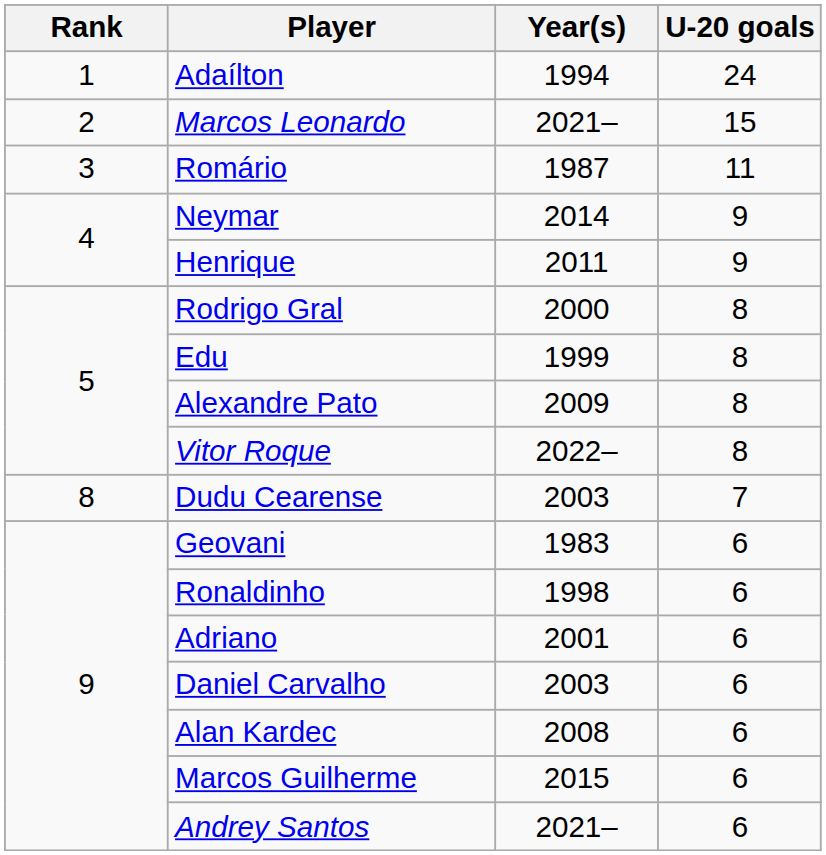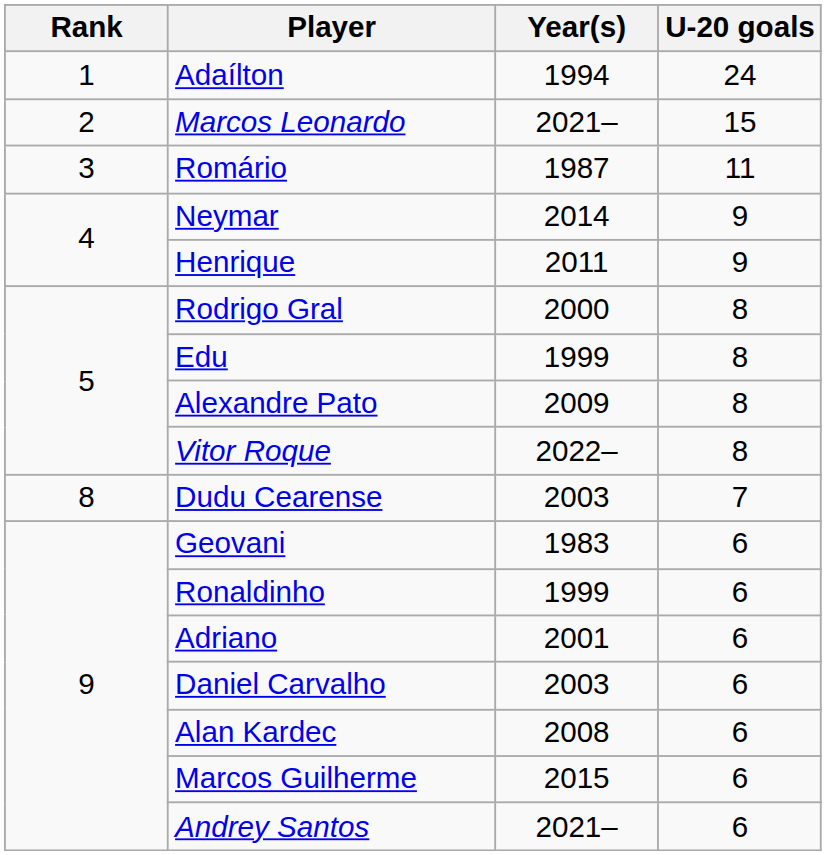(577, 591) 1998 -> (577, 591) 1999
